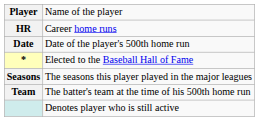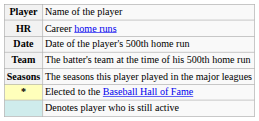rows swapped: (23, 92) <-> (23, 60)
